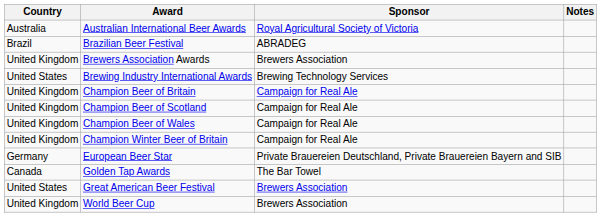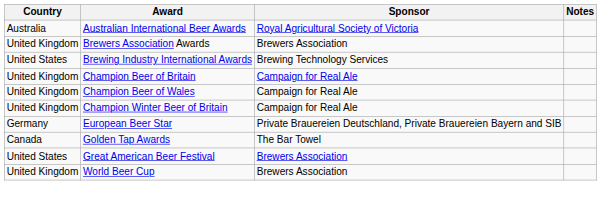- row: (133, 44)
- row: (145, 108)
